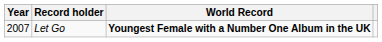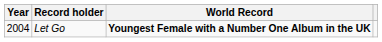(18, 28) 2007 -> (18, 28) 2004
